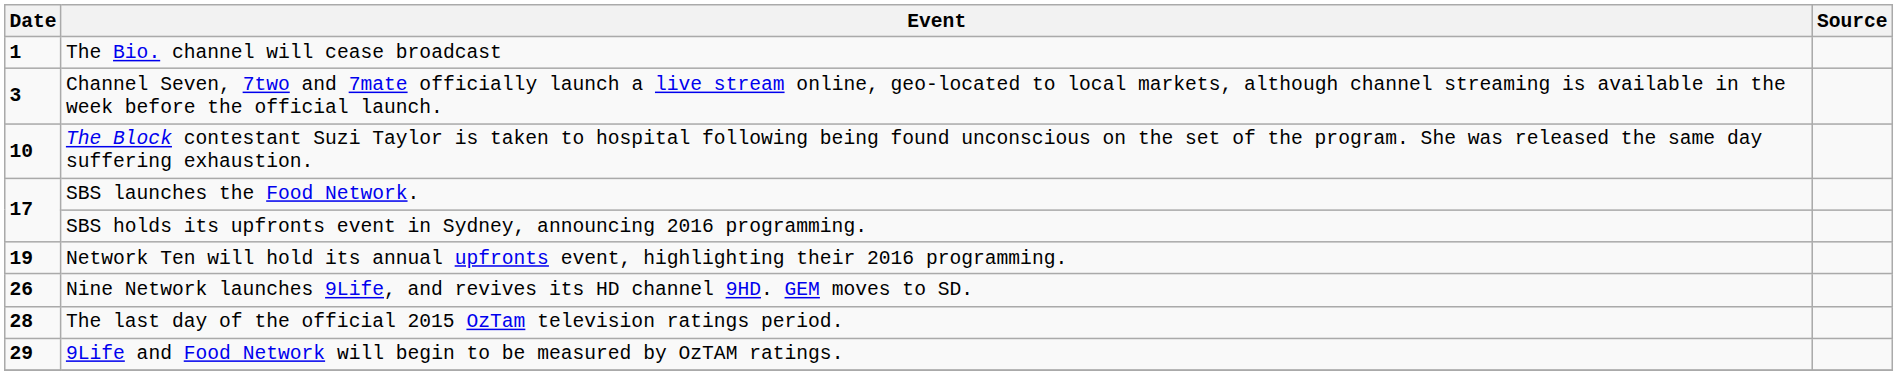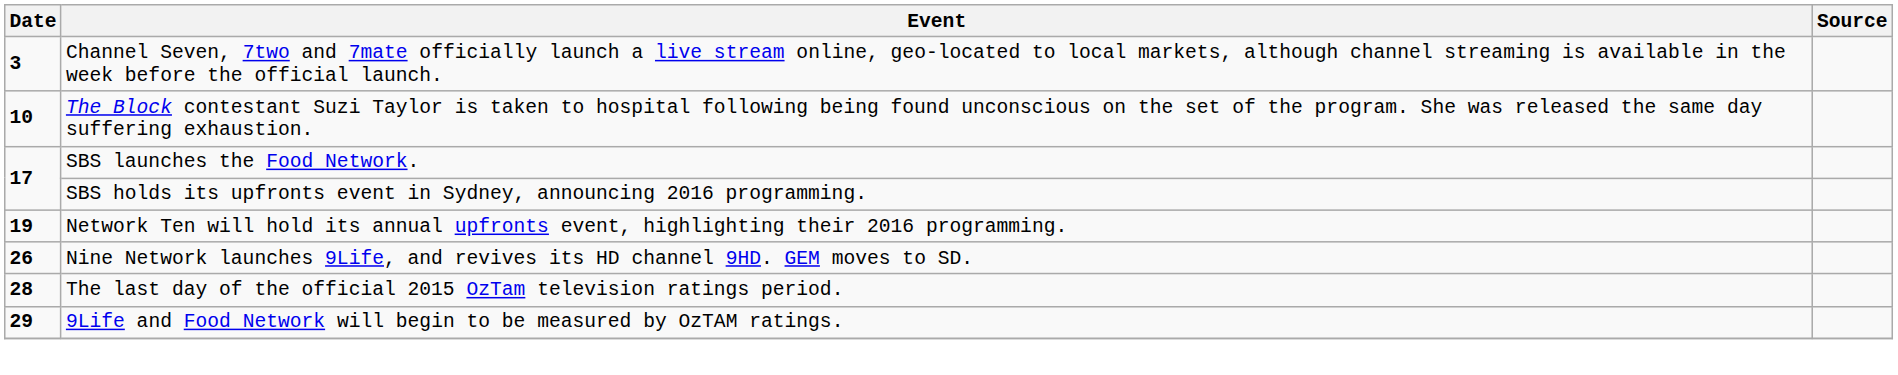- row: (284, 53)
